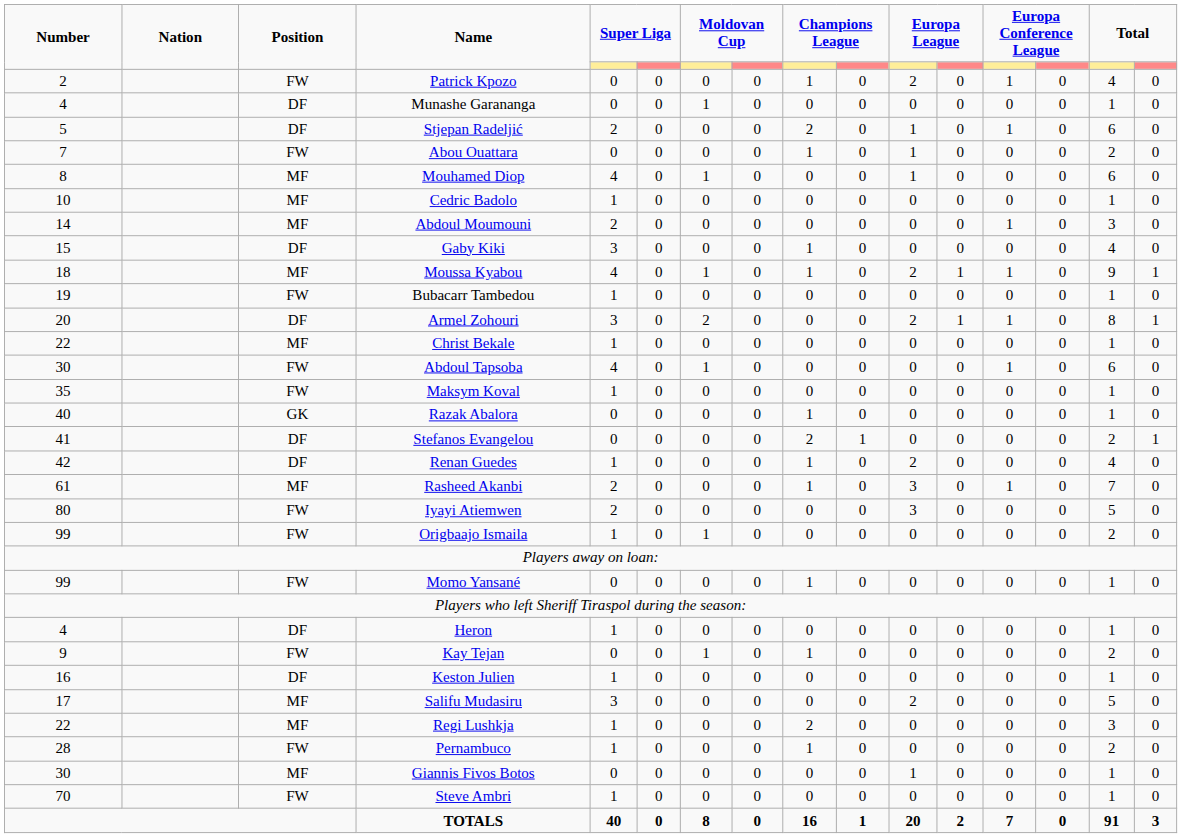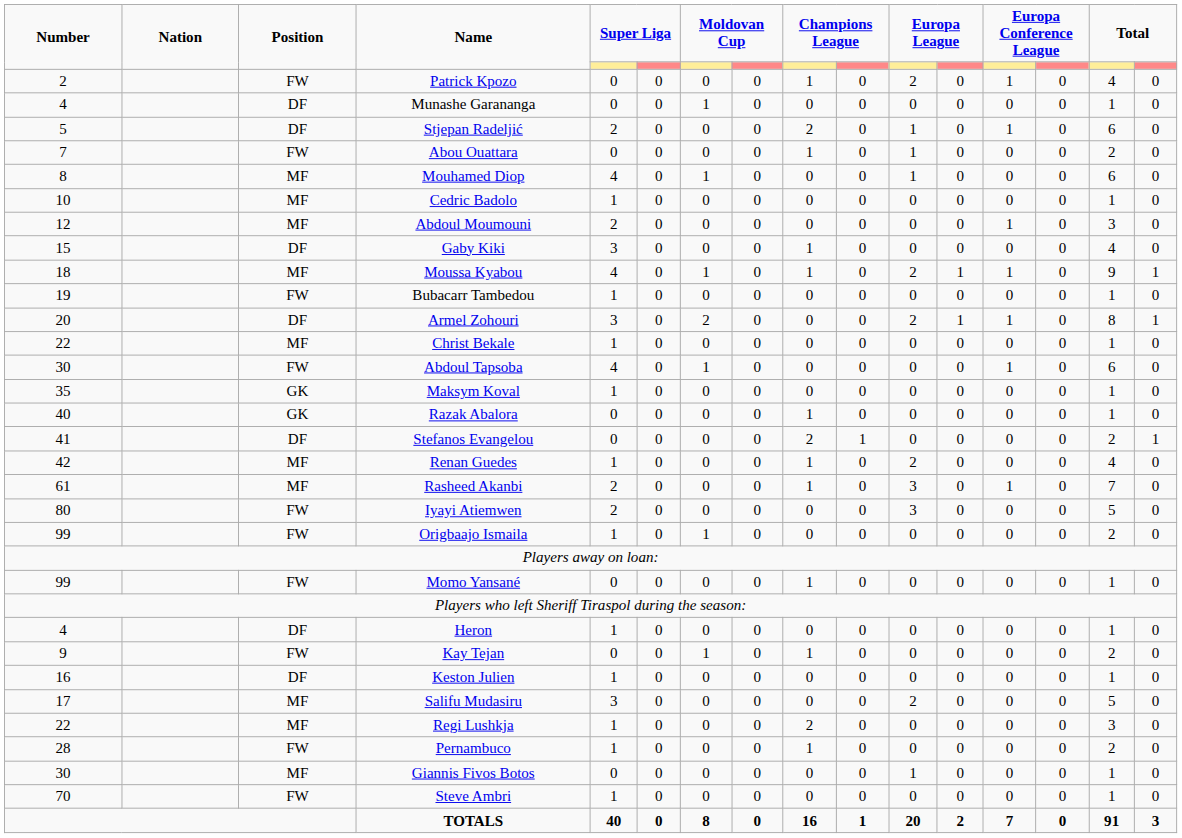(63, 224) 14 -> (63, 224) 12
(297, 391) FW -> (297, 391) GK
(297, 462) DF -> (297, 462) MF
